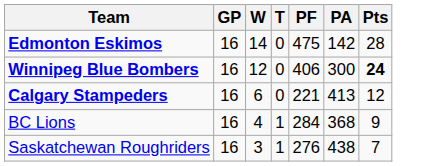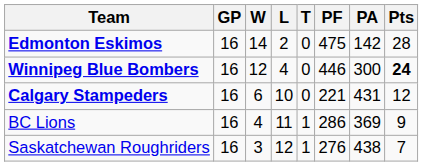+ column: (284, 17)
(306, 69) 406 -> (332, 69) 446
(341, 95) 413 -> (367, 95) 431
(306, 122) 284 -> (332, 122) 286
(341, 122) 368 -> (367, 122) 369
